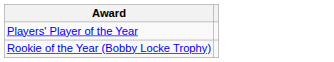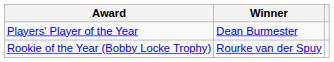+ column: (269, 13)
